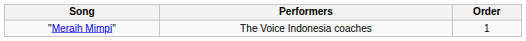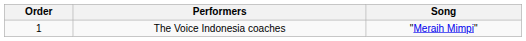columns swapped: (487, 12) <-> (82, 12)
